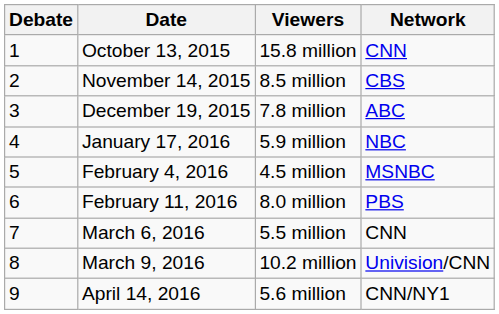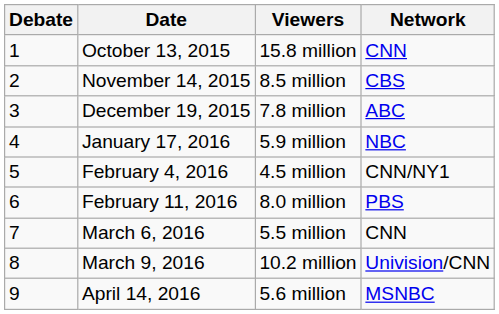(400, 171) MSNBC -> (408, 171) CNN/NY1
(408, 293) CNN/NY1 -> (400, 293) MSNBC
